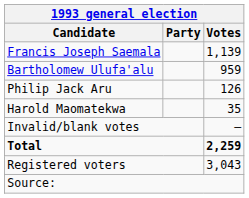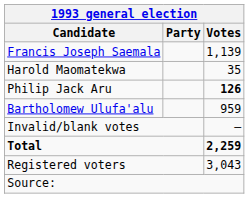rows swapped: (80, 70) <-> (66, 108)
(231, 89) normal -> (231, 89) bold
